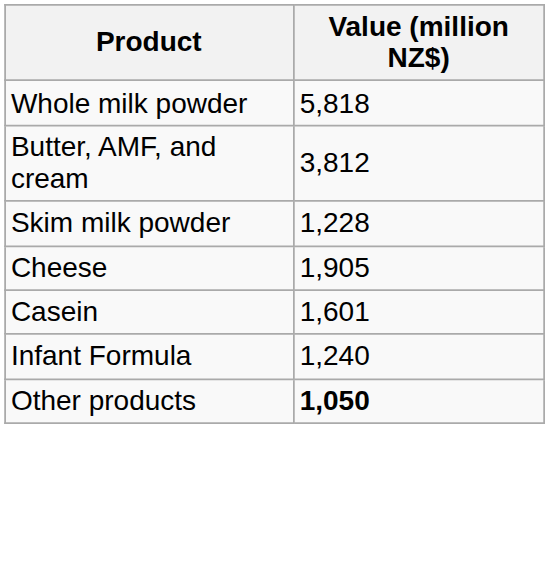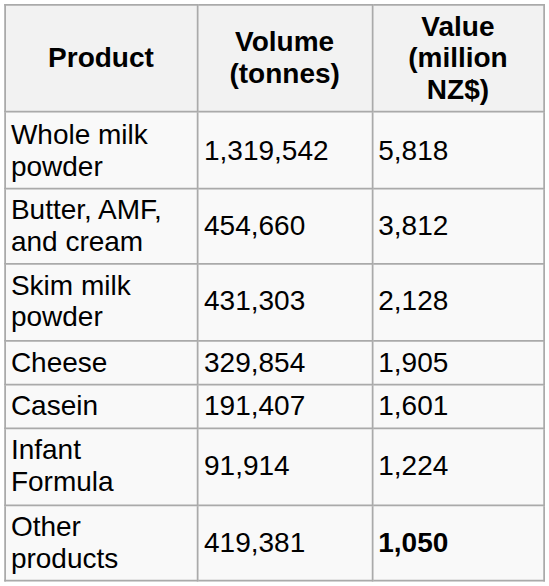+ column: (285, 58)
(335, 222) 1,228 -> (413, 301) 2,128
(335, 356) 1,240 -> (413, 466) 1,224
